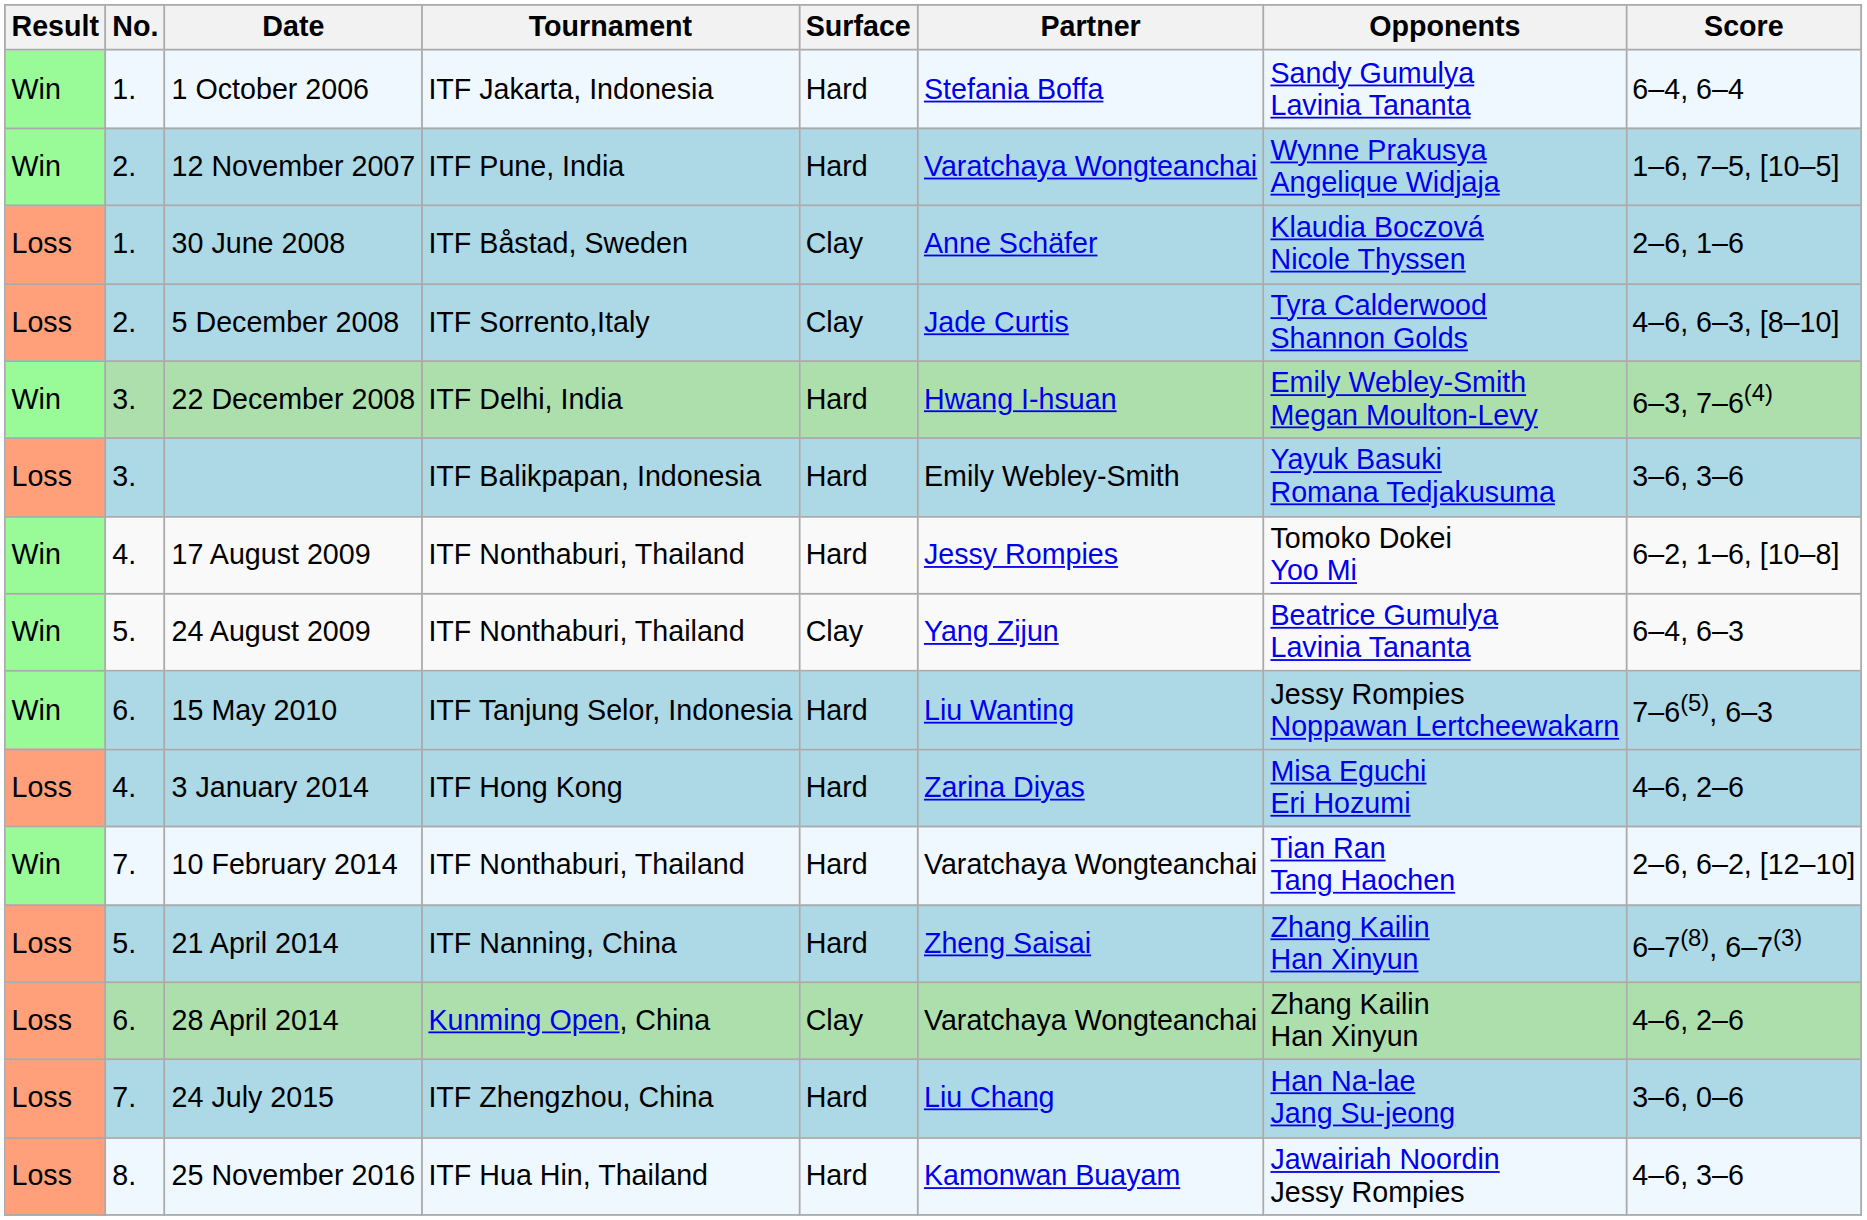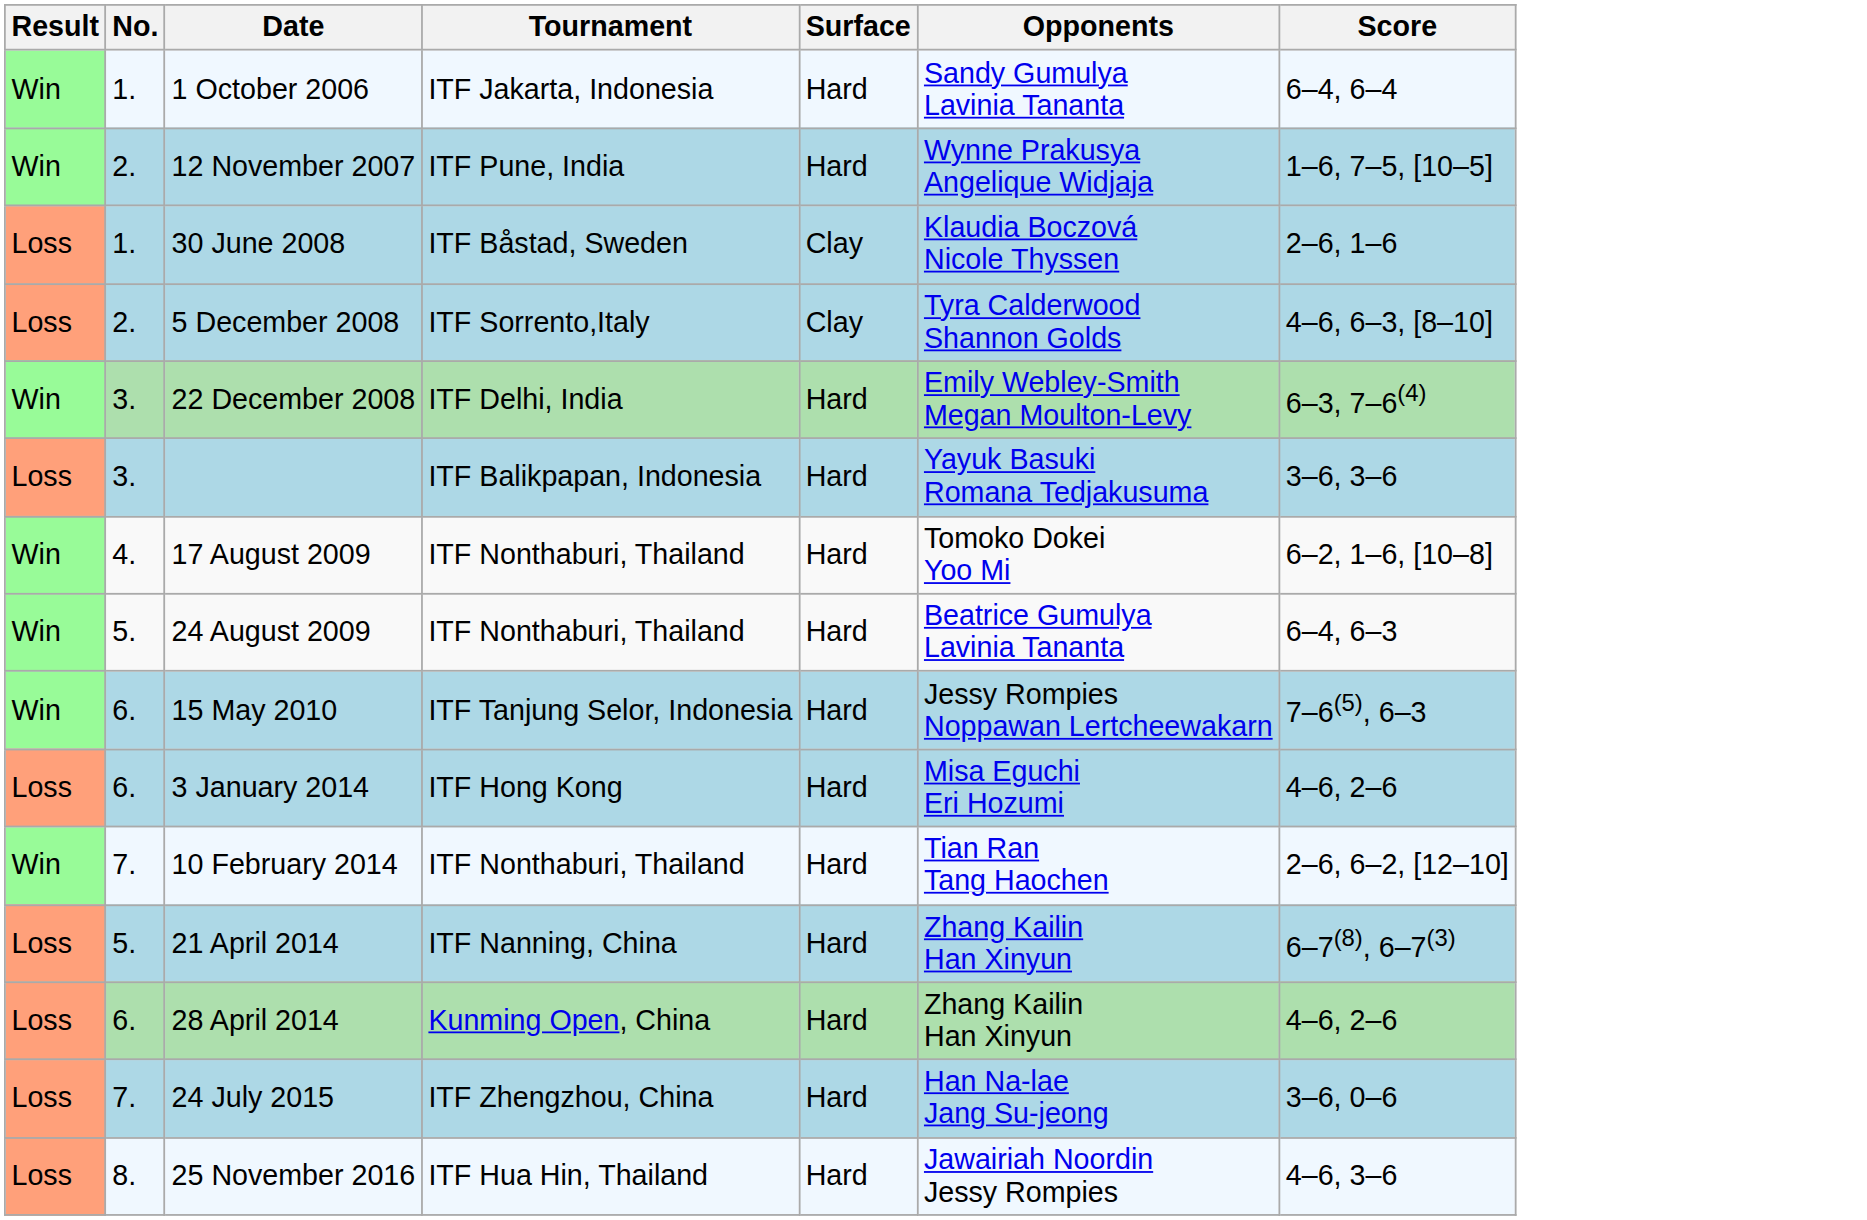- column: (1091, 27)
(834, 632) Clay -> (837, 632) Hard
(124, 787) 4. -> (124, 787) 6.
(834, 1020) Clay -> (837, 1020) Hard
